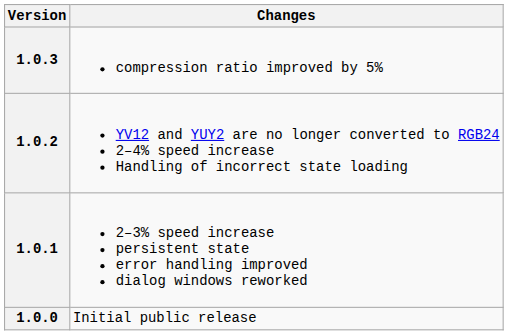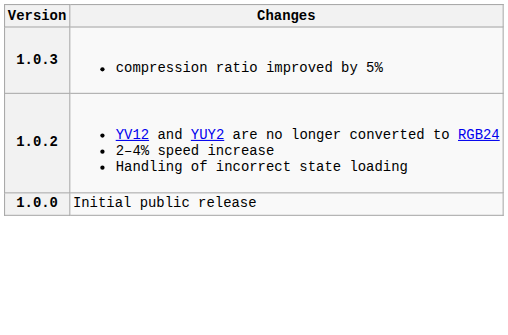- row: (37, 250)
